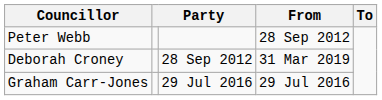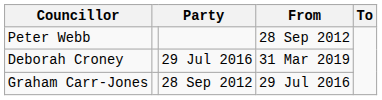(207, 61) 28 Sep 2012 -> (207, 61) 29 Jul 2016
(207, 83) 29 Jul 2016 -> (207, 83) 28 Sep 2012
